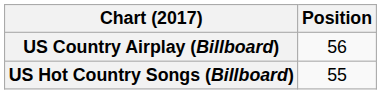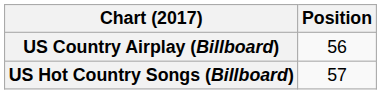(337, 74) 55 -> (337, 74) 57
